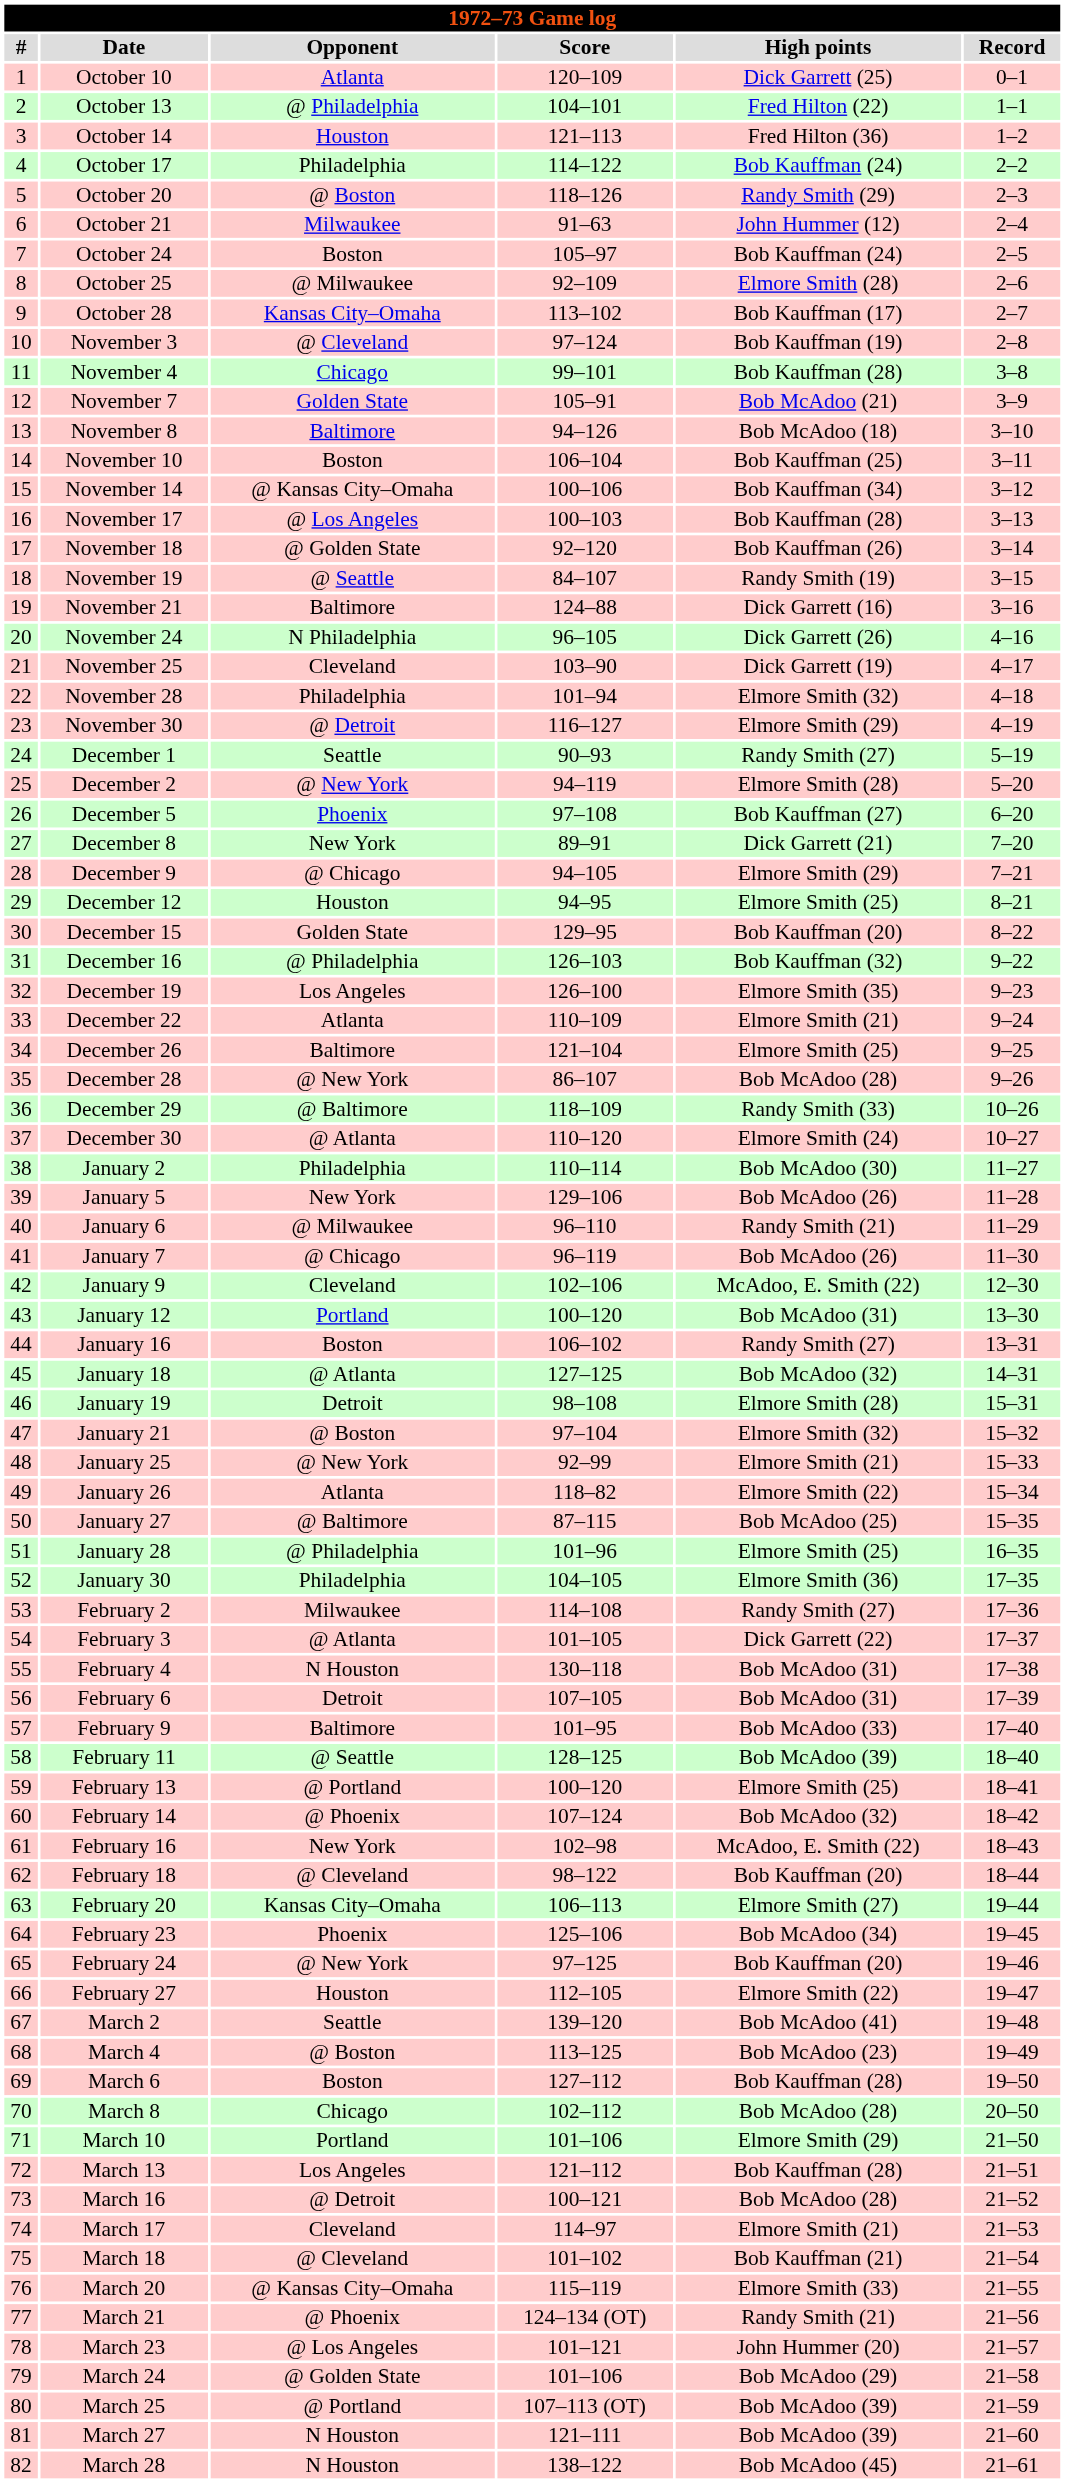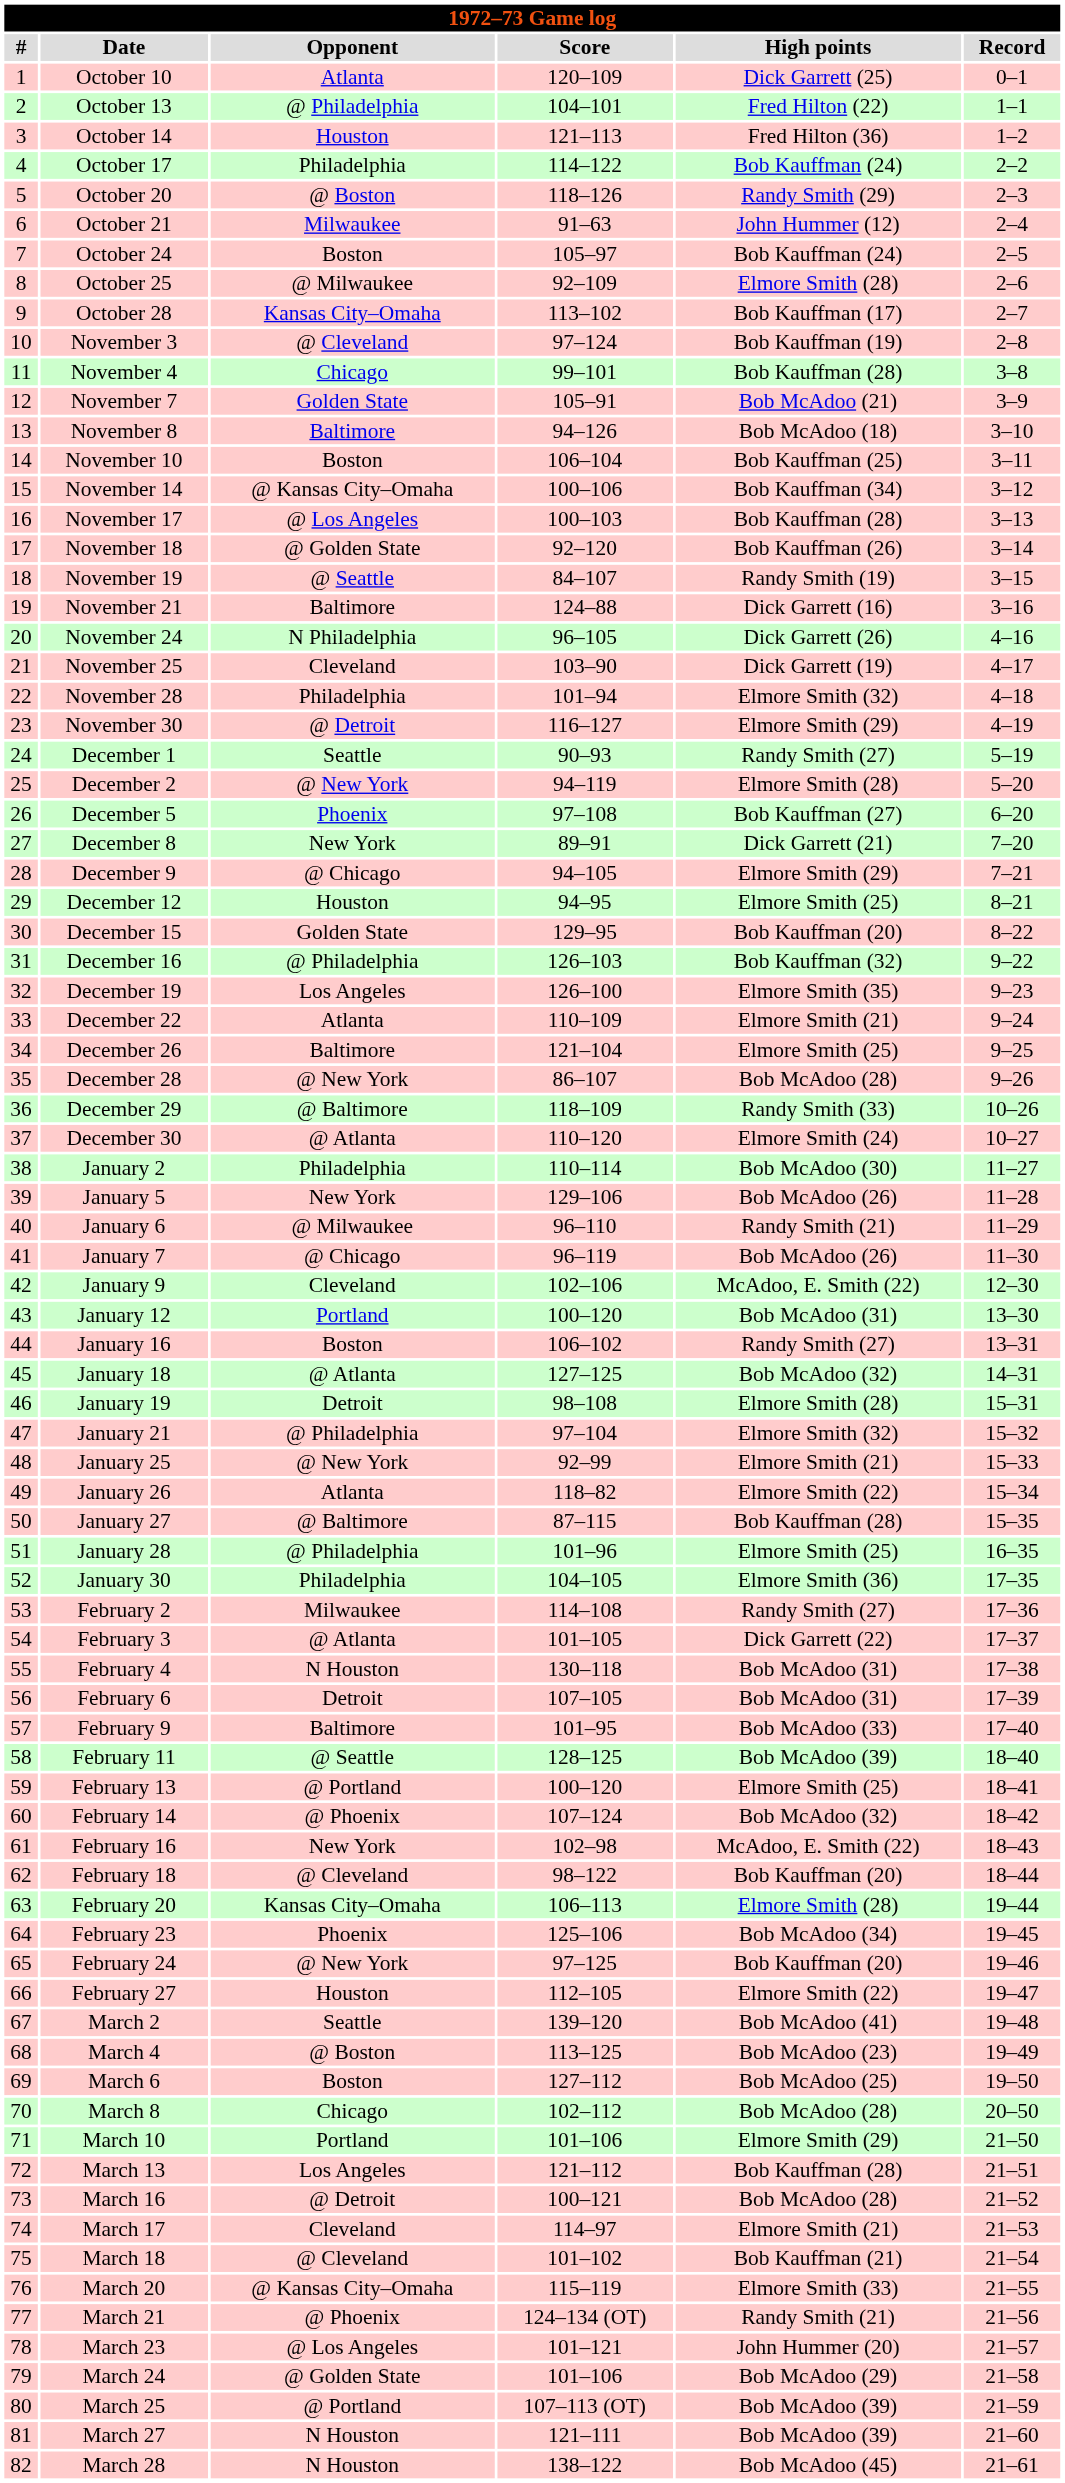(352, 1432) @ Boston -> (352, 1432) @ Philadelphia
(818, 1521) Bob McAdoo (25) -> (818, 1521) Bob Kauffman (28)
(818, 1904) Elmore Smith (27) -> (818, 1904) Elmore Smith (28)
(818, 2081) Bob Kauffman (28) -> (818, 2081) Bob McAdoo (25)
